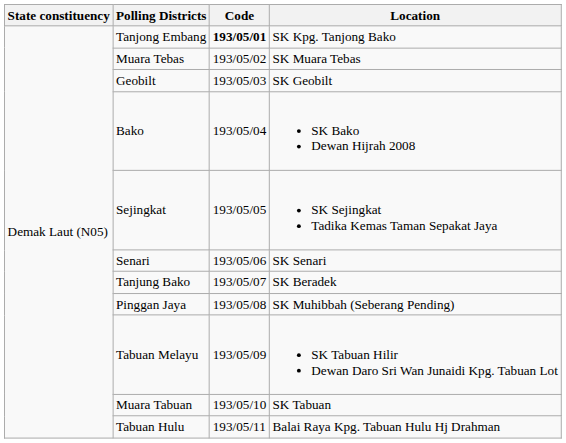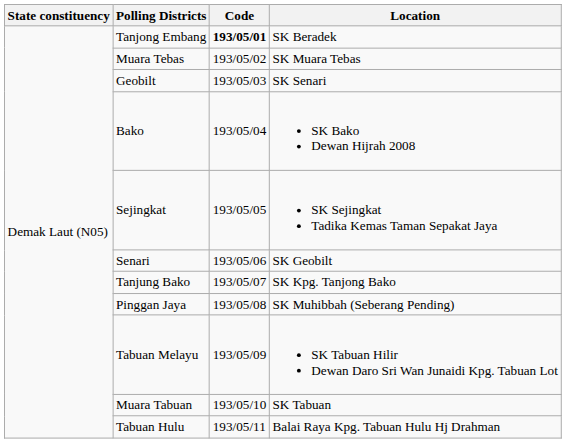(334, 36) SK Kpg. Tanjong Bako -> (305, 36) SK Beradek
(302, 80) SK Geobilt -> (299, 80) SK Senari
(299, 260) SK Senari -> (302, 260) SK Geobilt
(305, 282) SK Beradek -> (334, 282) SK Kpg. Tanjong Bako
